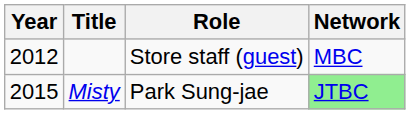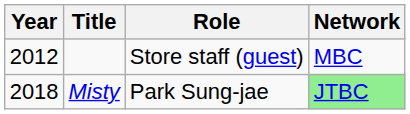(34, 91) 2015 -> (34, 91) 2018
